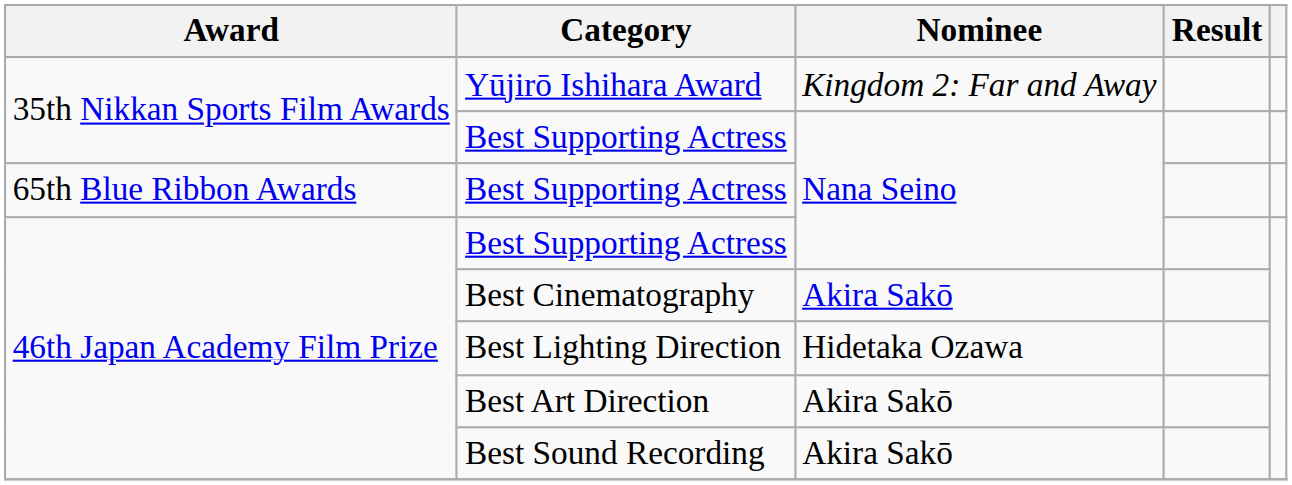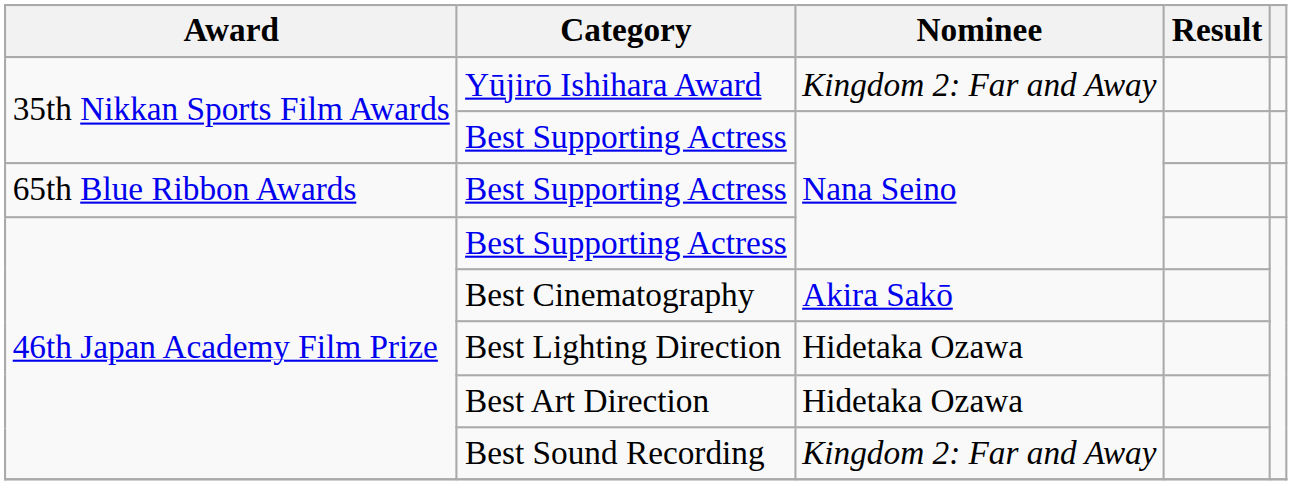(877, 400) Akira Sakō -> (913, 400) Hidetaka Ozawa
(877, 453) Akira Sakō -> (979, 453) Kingdom 2: Far and Away
